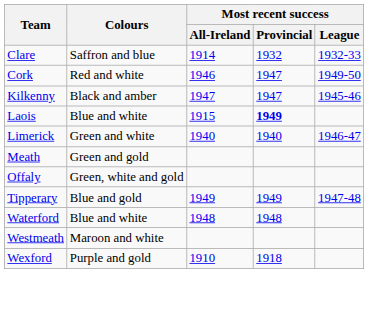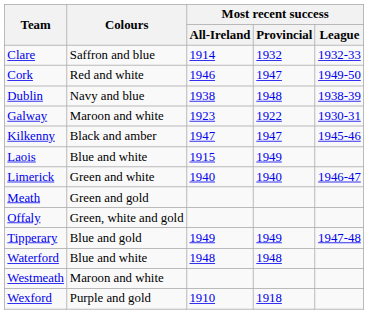+ row: (25, 95)
+ row: (27, 116)
(269, 116) bold -> (269, 156) normal
